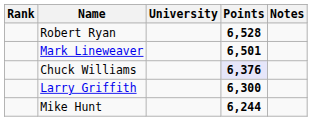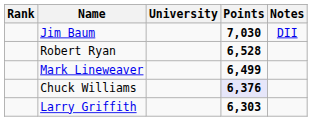+ row: (68, 32)
(244, 51) 6,501 -> (244, 70) 6,499
(244, 88) 6,300 -> (244, 107) 6,303
- row: (71, 107)
